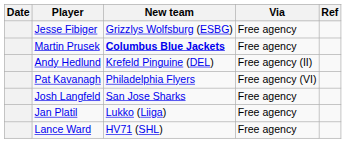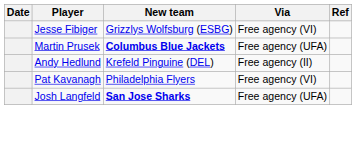(267, 29) Free agency -> (277, 29) Free agency (VI)
(267, 46) Free agency -> (282, 46) Free agency (UFA)
(146, 96) normal -> (148, 96) bold
(267, 96) Free agency -> (282, 96) Free agency (UFA)
- row: (56, 113)
- row: (63, 130)
